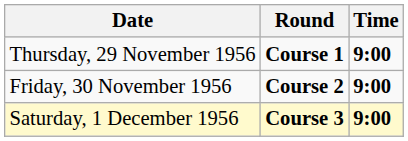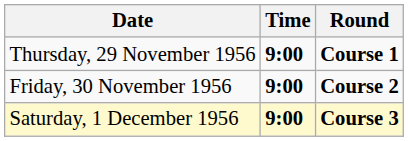columns swapped: (376, 20) <-> (304, 20)
